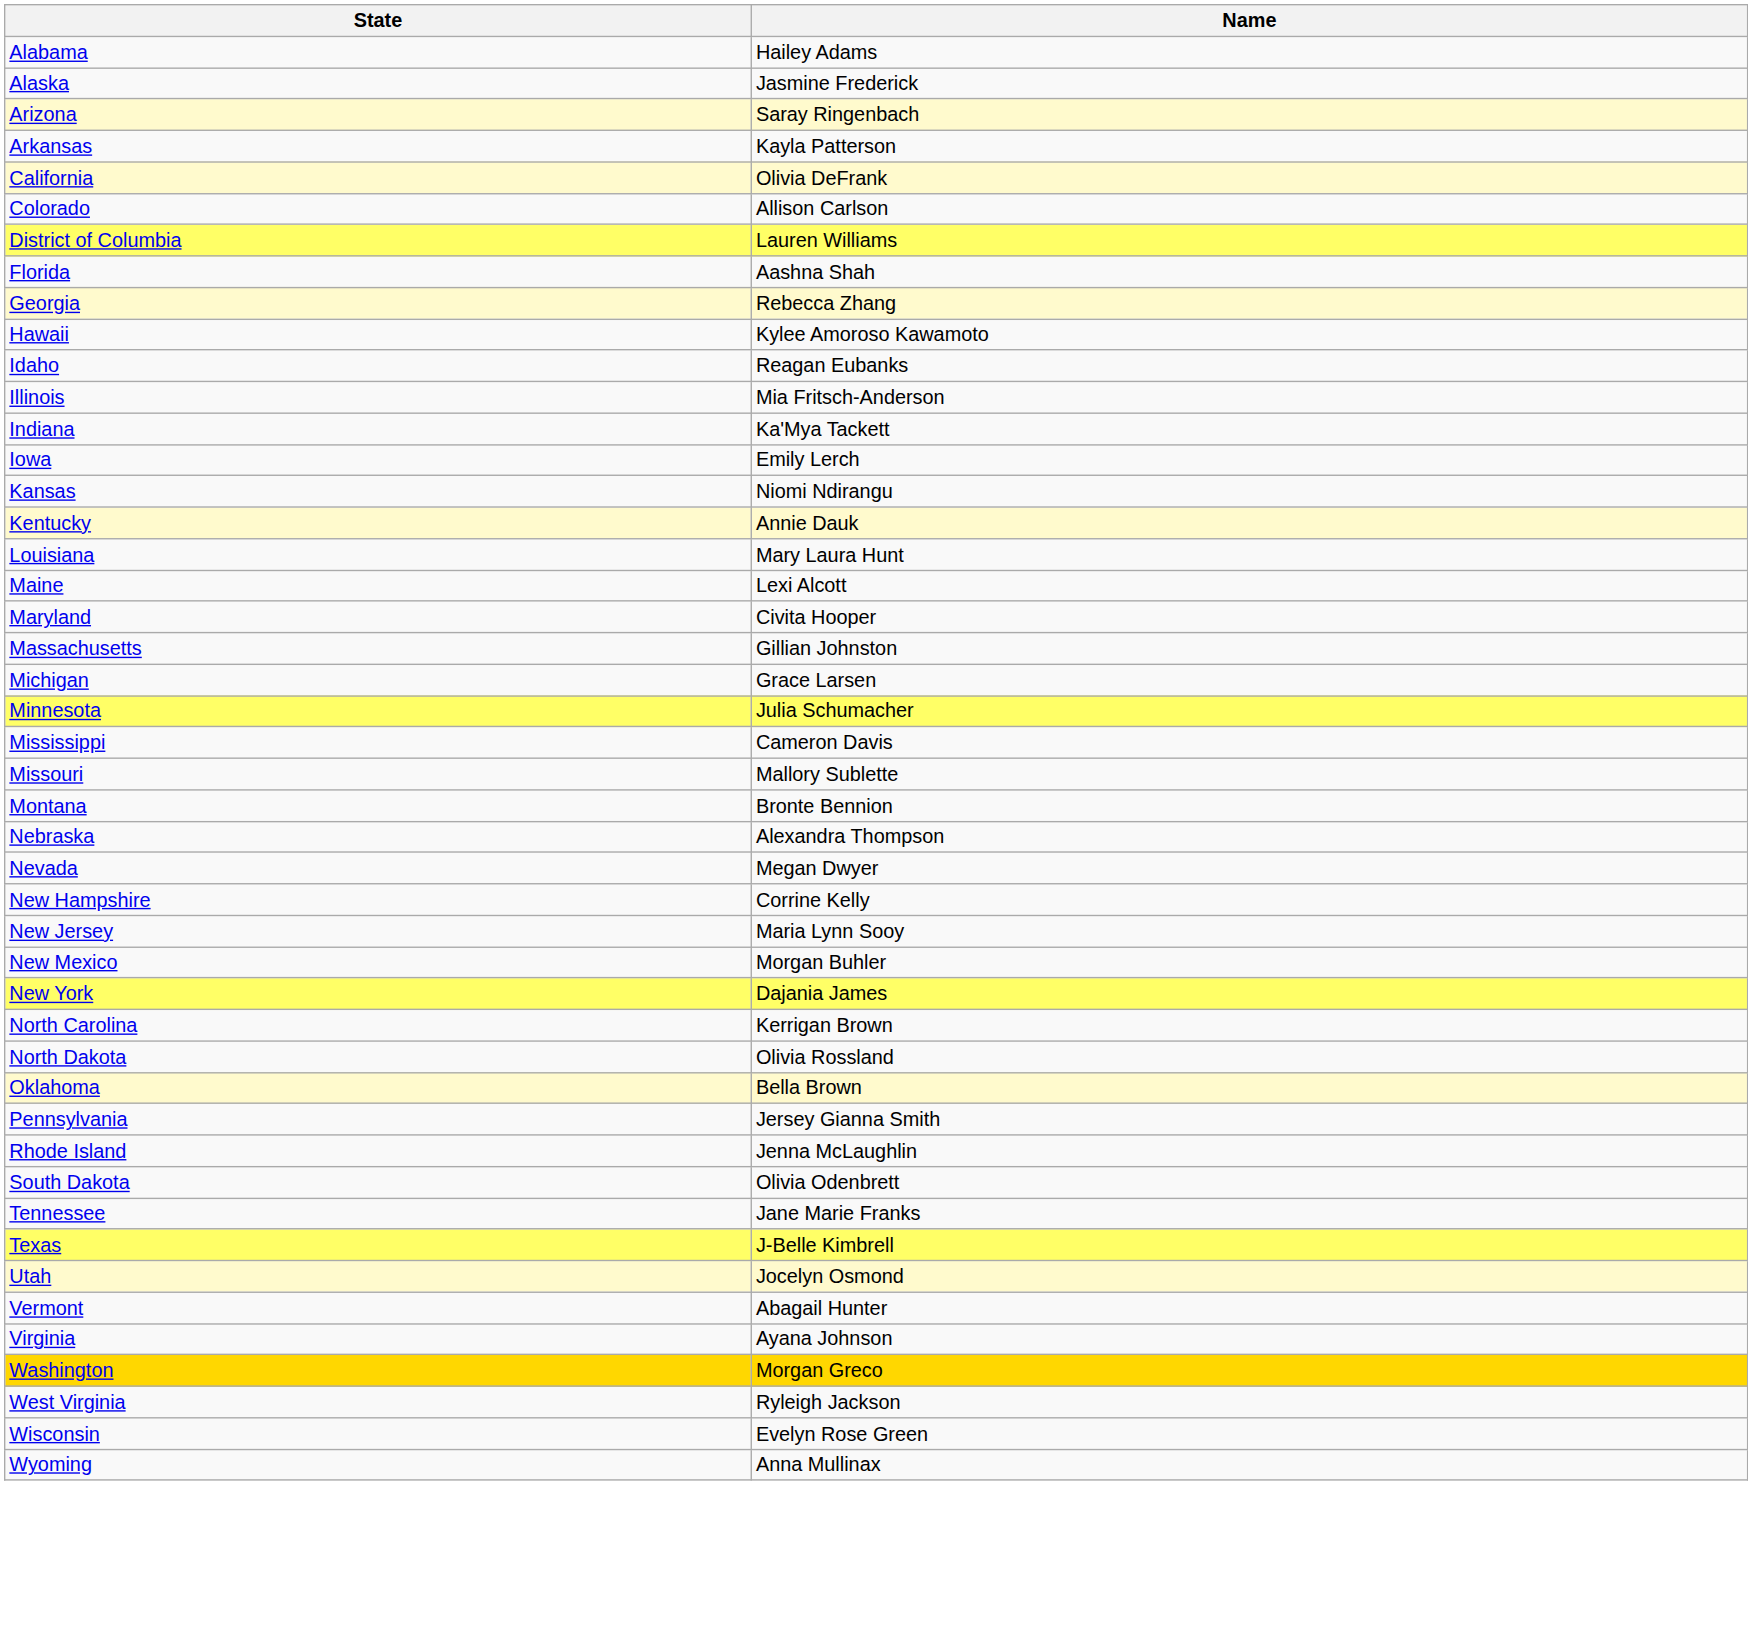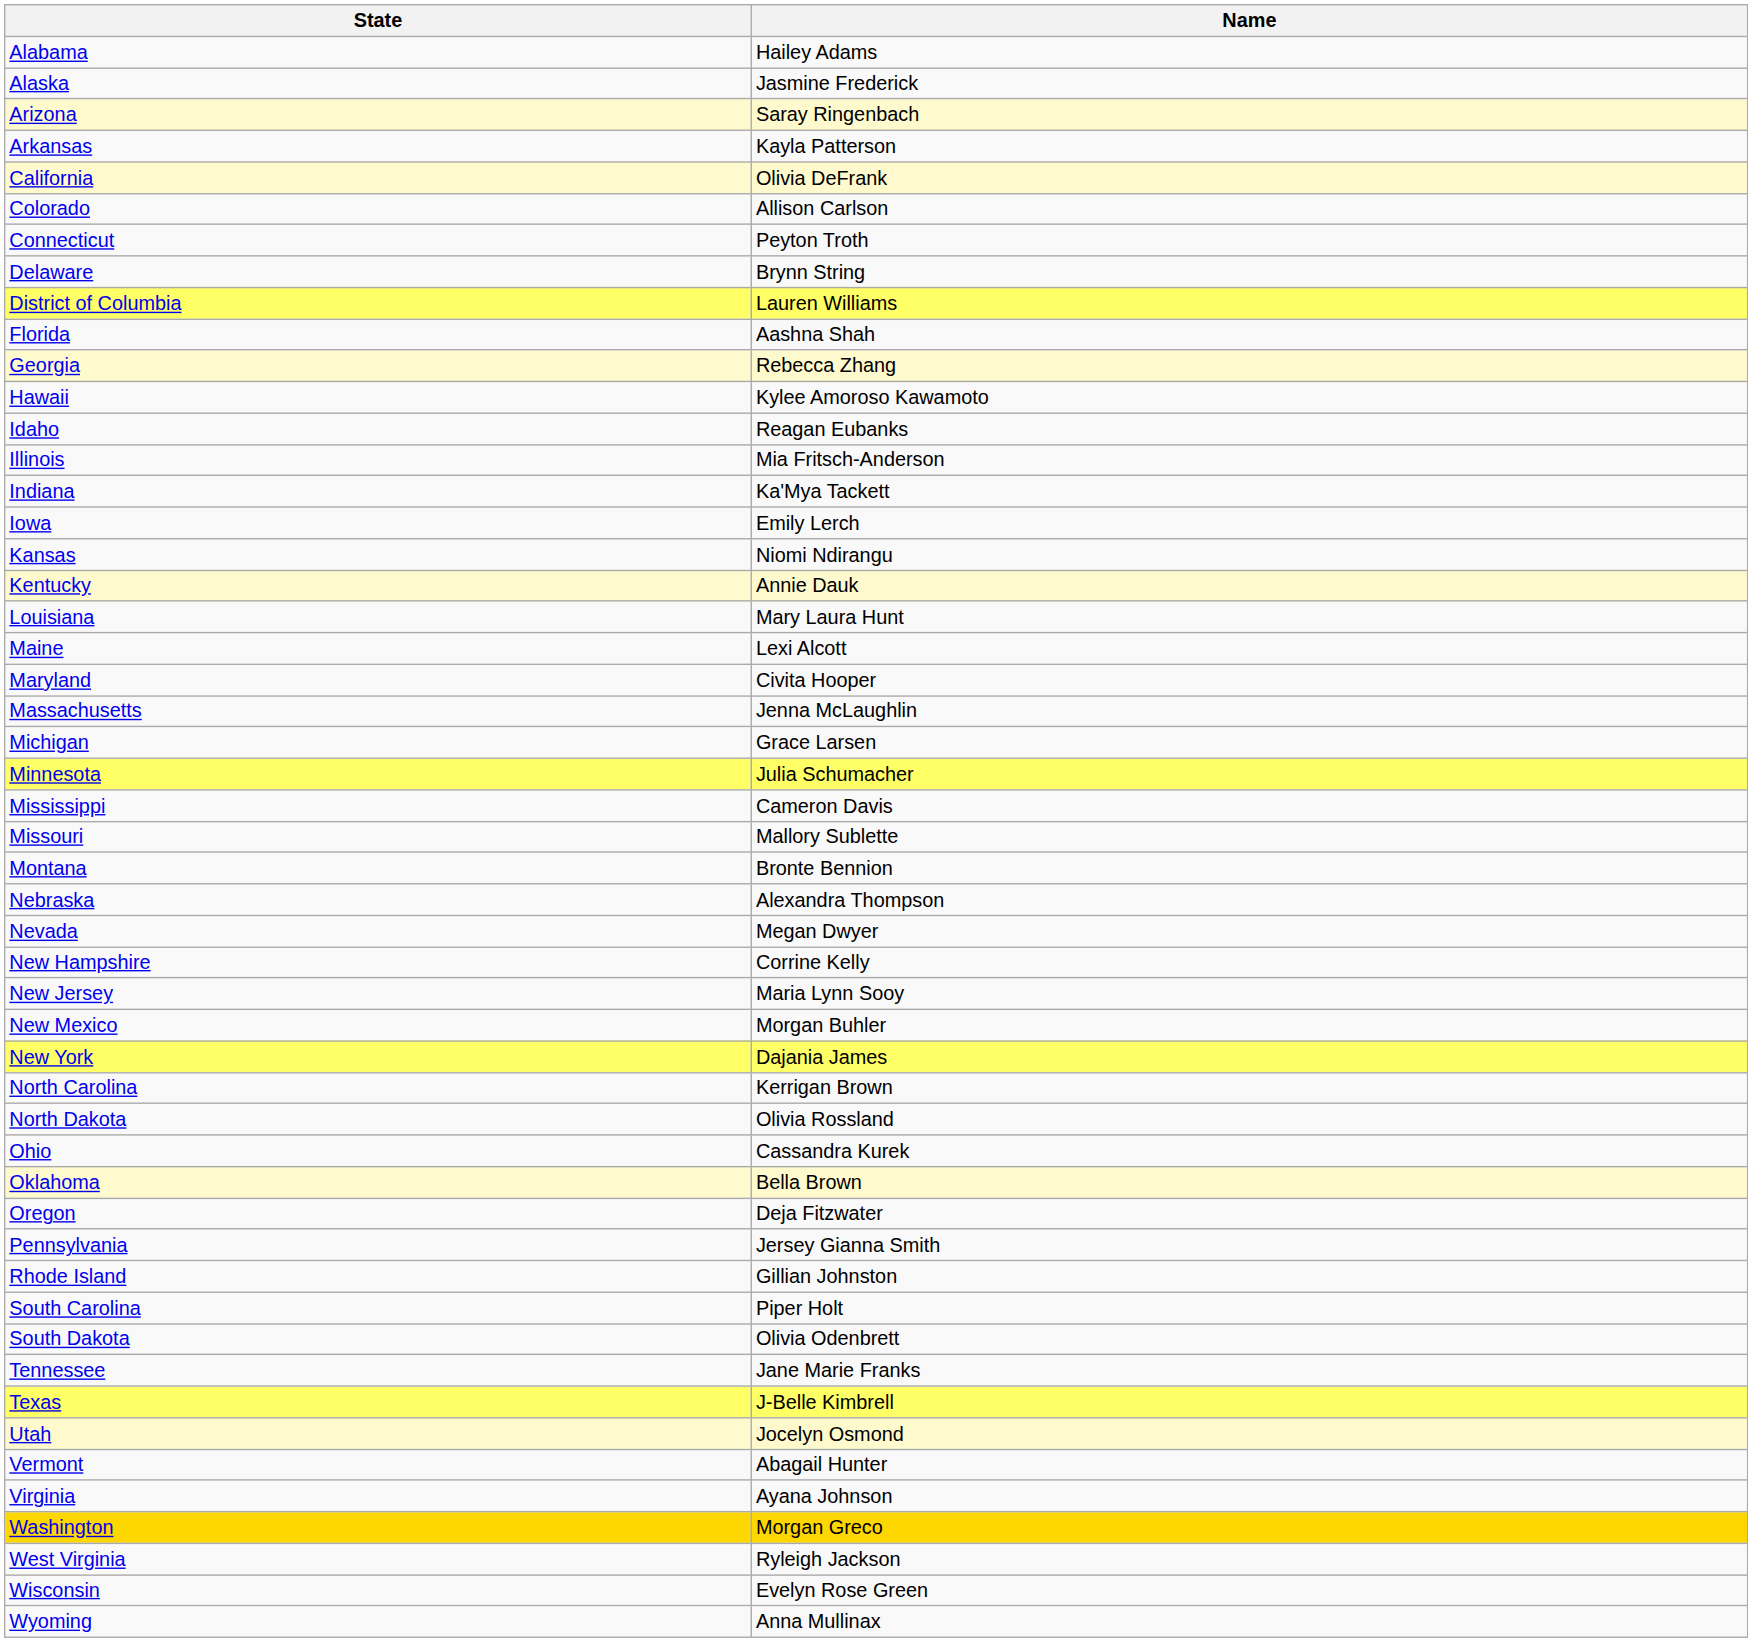+ row: (62, 241)
+ row: (51, 272)
(827, 649) Gillian Johnston -> (836, 711) Jenna McLaughlin
+ row: (30, 1151)
+ row: (42, 1214)
(836, 1151) Jenna McLaughlin -> (827, 1277) Gillian Johnston
+ row: (75, 1308)
